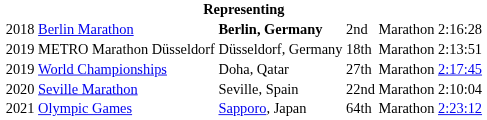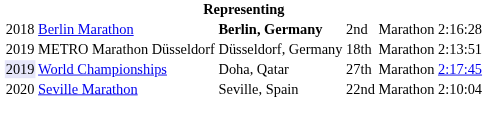(20, 69) no background -> (20, 69) lavender background
- row: (85, 108)
